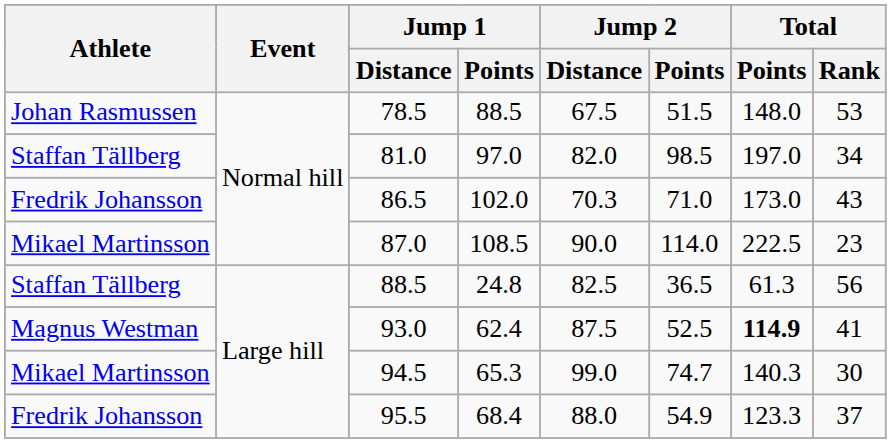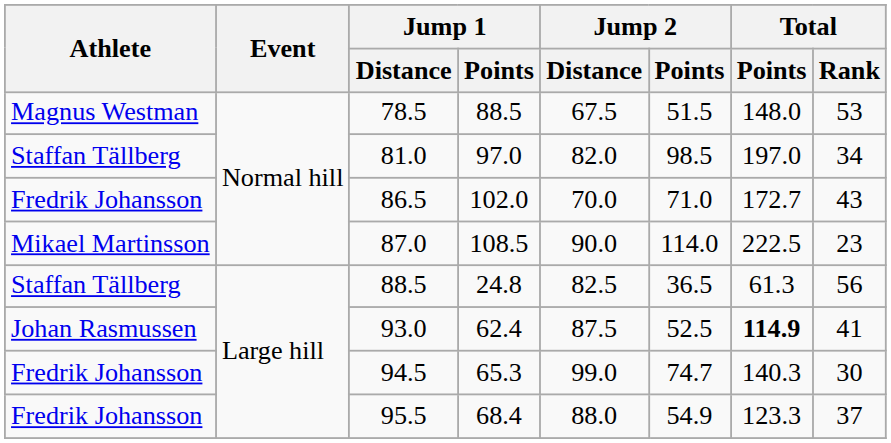(104, 112) Johan Rasmussen -> (105, 112) Magnus Westman
(594, 199) 70.3 -> (594, 199) 70.0
(772, 199) 173.0 -> (772, 199) 172.7
(105, 329) Magnus Westman -> (104, 329) Johan Rasmussen
(110, 372) Mikael Martinsson -> (107, 372) Fredrik Johansson
